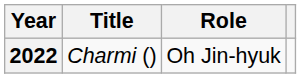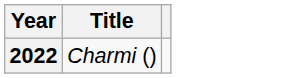- column: (224, 21)
